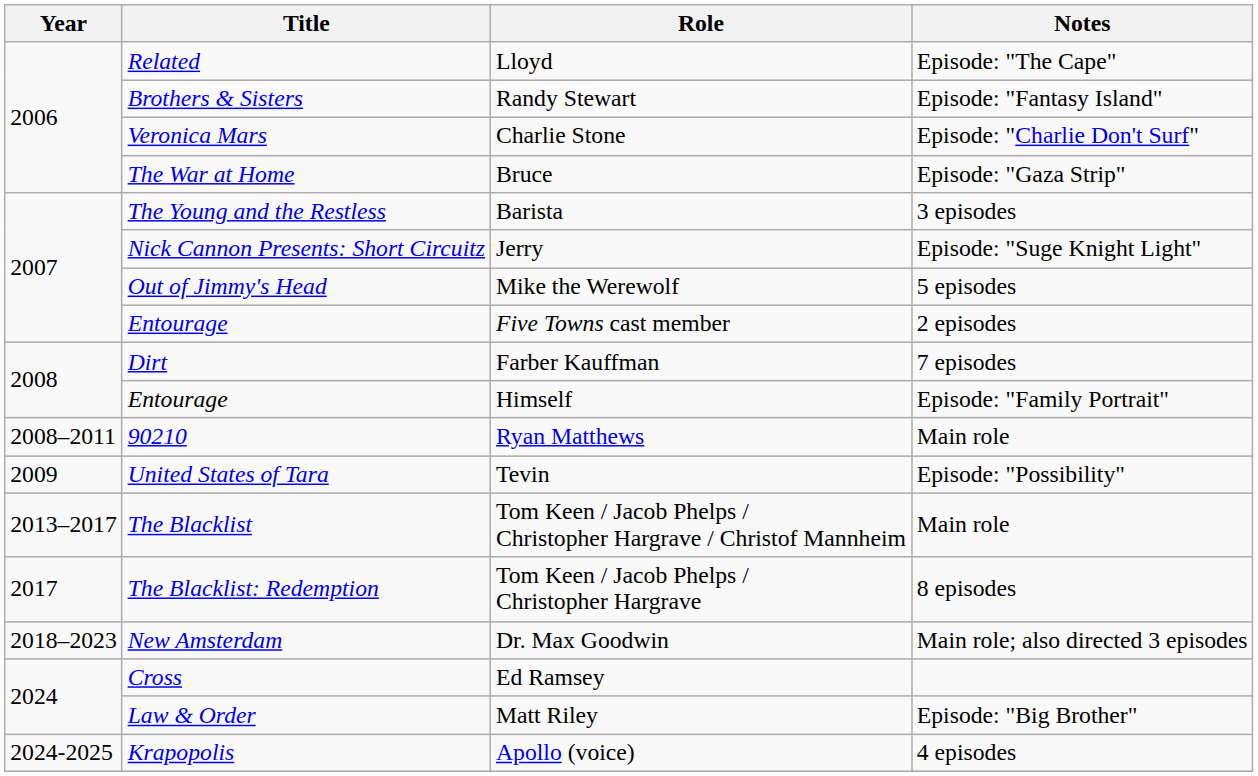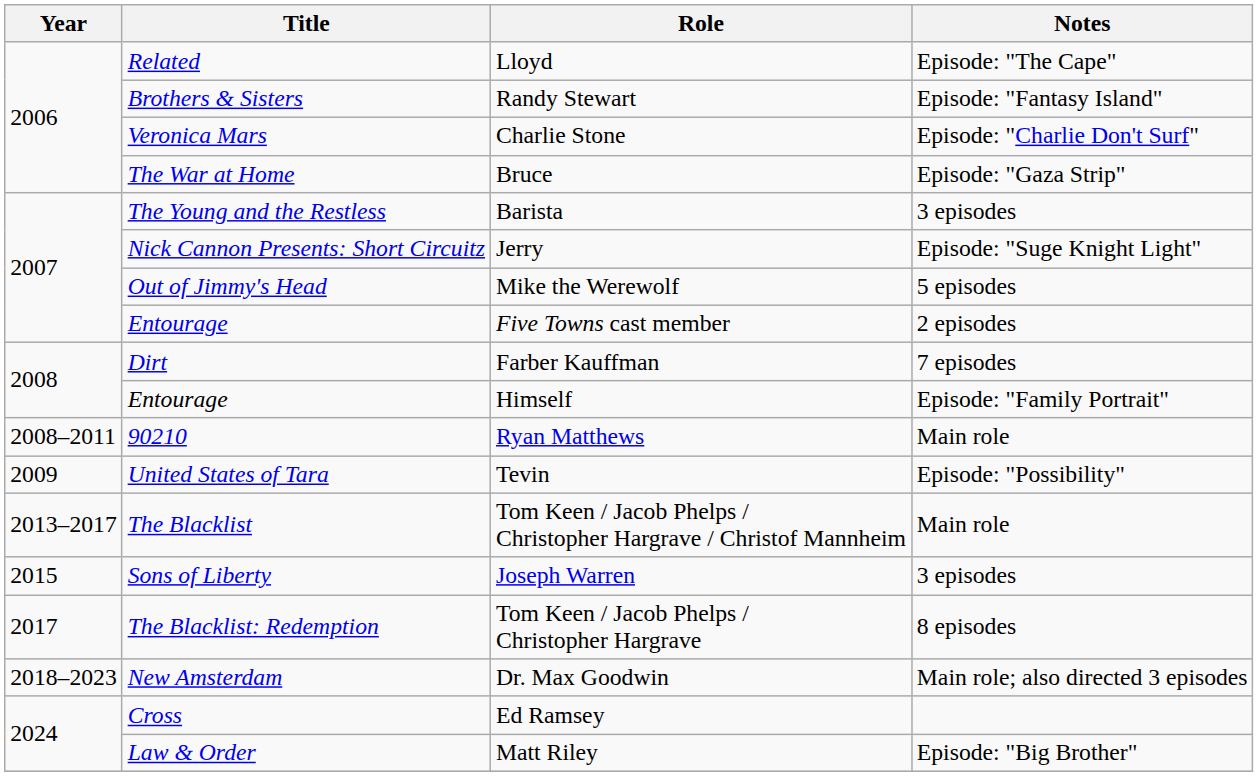+ row: (565, 575)
- row: (565, 752)
